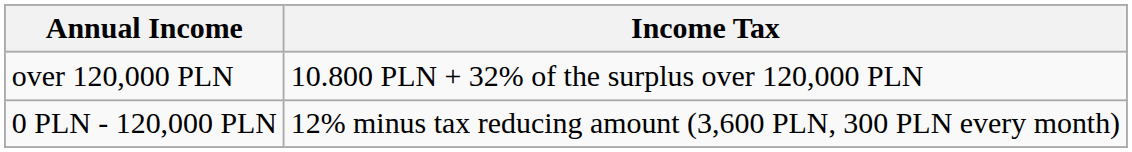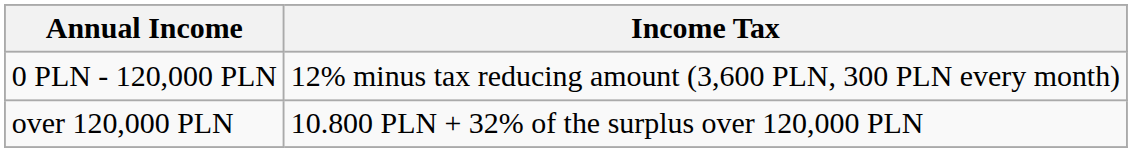rows swapped: (144, 123) <-> (123, 75)
